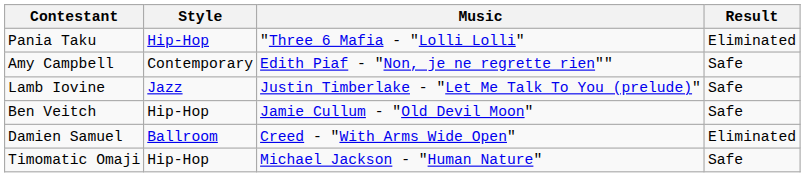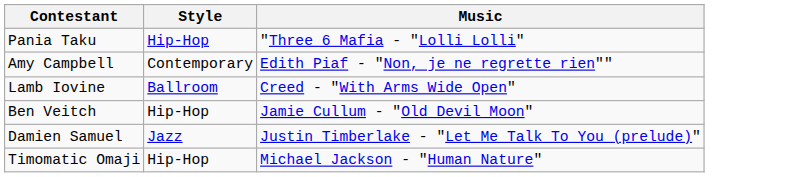- column: (752, 17)
(165, 88) Jazz -> (183, 88) Ballroom
(480, 88) Justin Timberlake - "Let Me Talk To You (prelude)" -> (388, 88) Creed - "With Arms Wide Open"
(183, 136) Ballroom -> (165, 136) Jazz
(388, 136) Creed - "With Arms Wide Open" -> (480, 136) Justin Timberlake - "Let Me Talk To You (prelude)"
